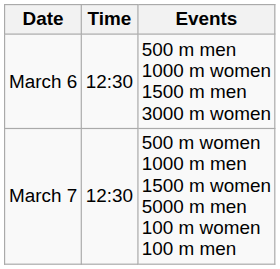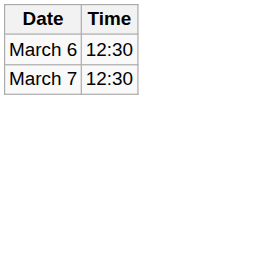- column: (206, 19)
